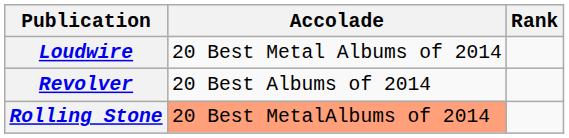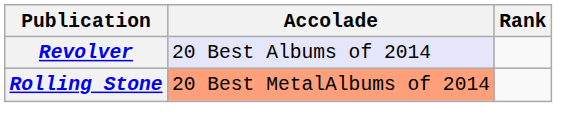- row: (86, 53)
(302, 85) no background -> (302, 53) lavender background
